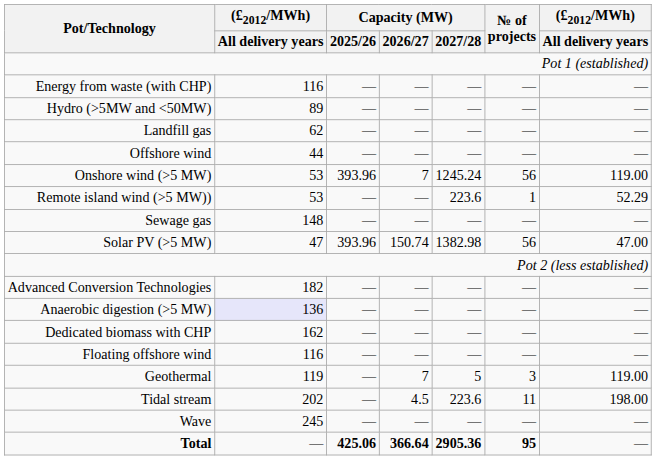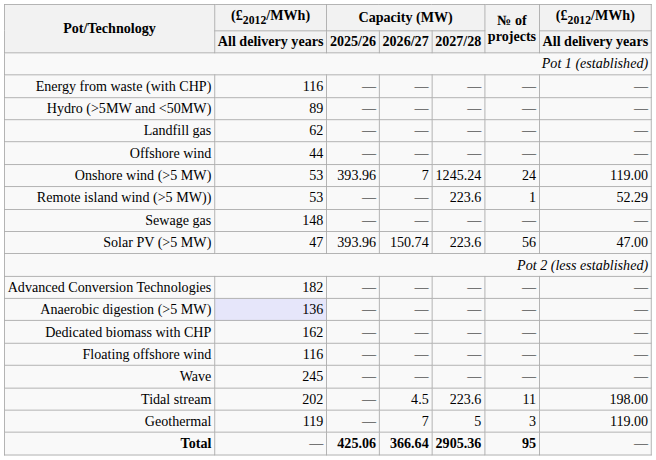(529, 175) 56 -> (529, 175) 24
(458, 242) 1382.98 -> (466, 242) 223.6
rows swapped: (178, 376) <-> (195, 421)
